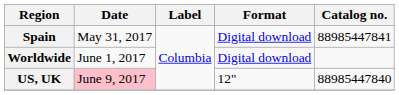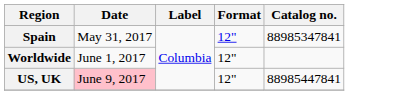(264, 36) Digital download -> (227, 36) 12"
(354, 36) 88985447841 -> (304, 36) 88985347841
(264, 57) Digital download -> (227, 57) 12"
(354, 79) 88985447840 -> (304, 79) 88985447841
